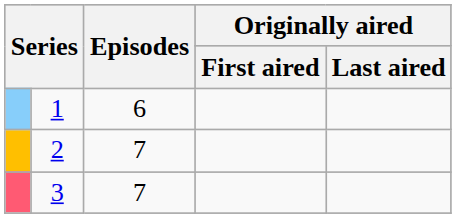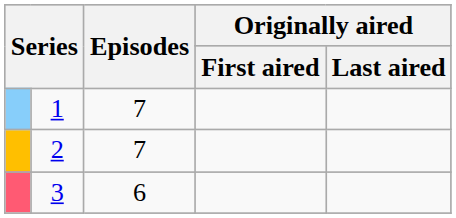(140, 108) 6 -> (140, 108) 7
(140, 191) 7 -> (140, 191) 6
